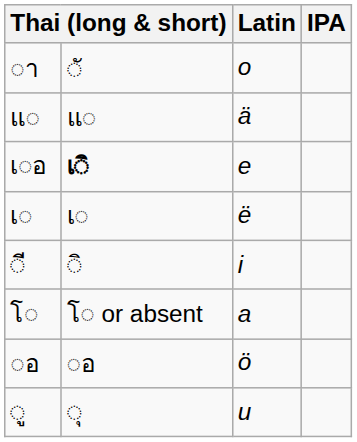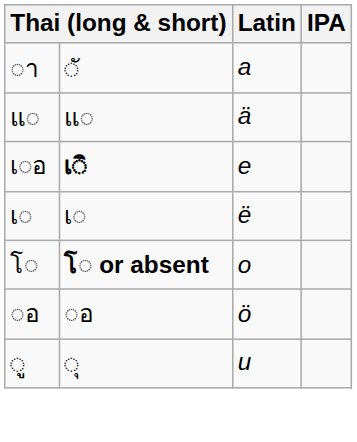(244, 67) o -> (244, 67) a
- row: (18, 265)
(135, 314) normal -> (137, 265) bold
(244, 313) a -> (244, 264) o
